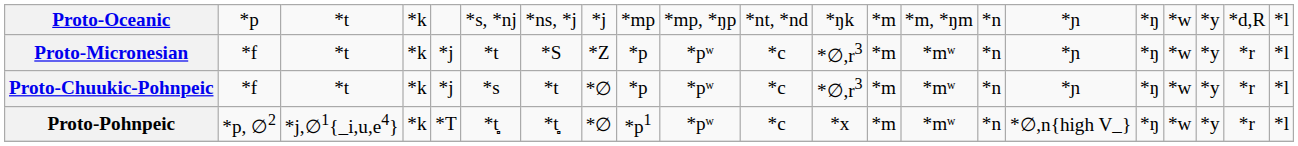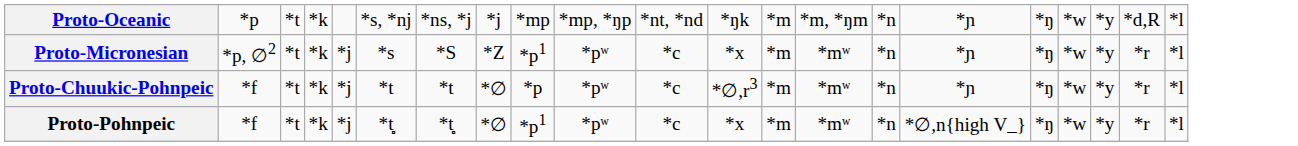(249, 52) *f -> (249, 52) *p, ∅2
(491, 52) *t -> (386, 52) *s
(638, 52) *p -> (533, 52) *p1
(840, 52) *∅,r3 -> (735, 52) *x
(491, 88) *s -> (386, 88) *t
(249, 124) *p, ∅2 -> (249, 124) *f
(342, 124) *j,∅1{_i,u,e4} -> (292, 124) *t
(446, 124) *T -> (344, 124) *j
